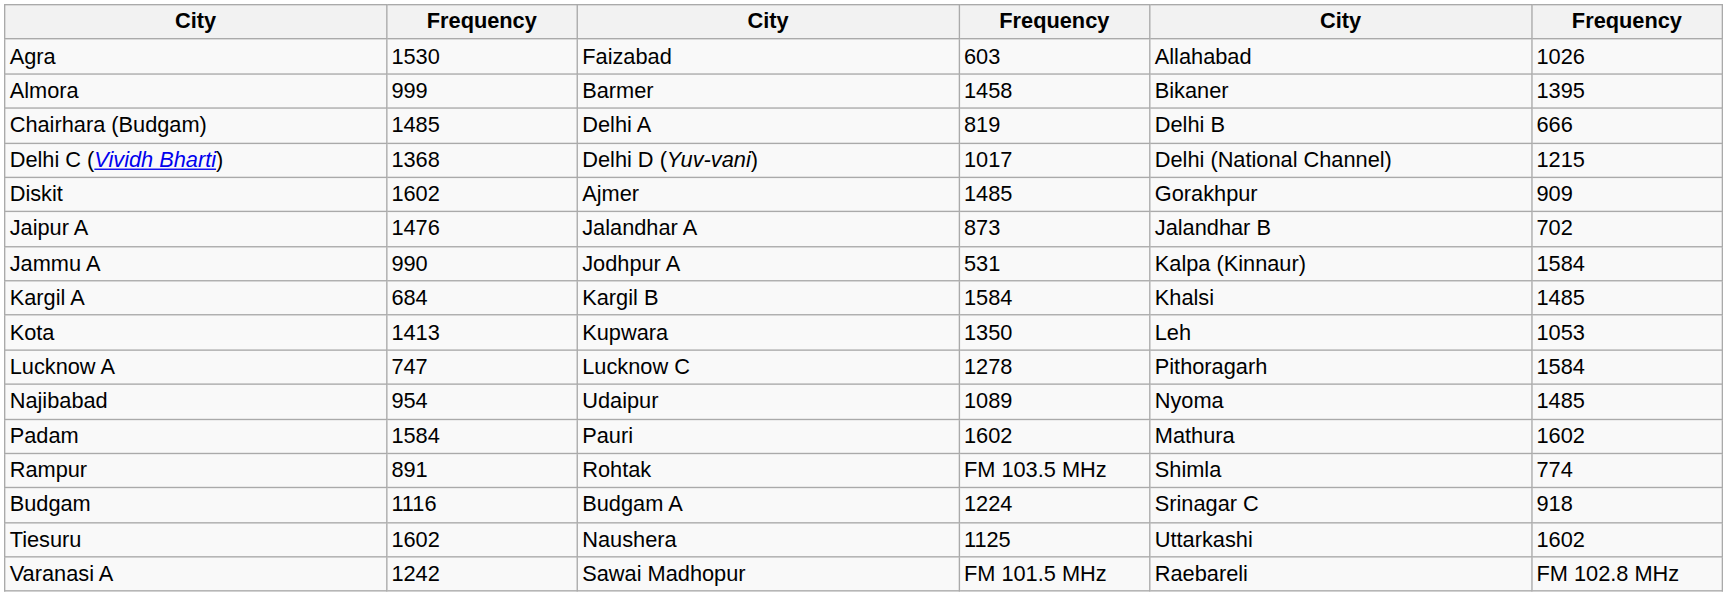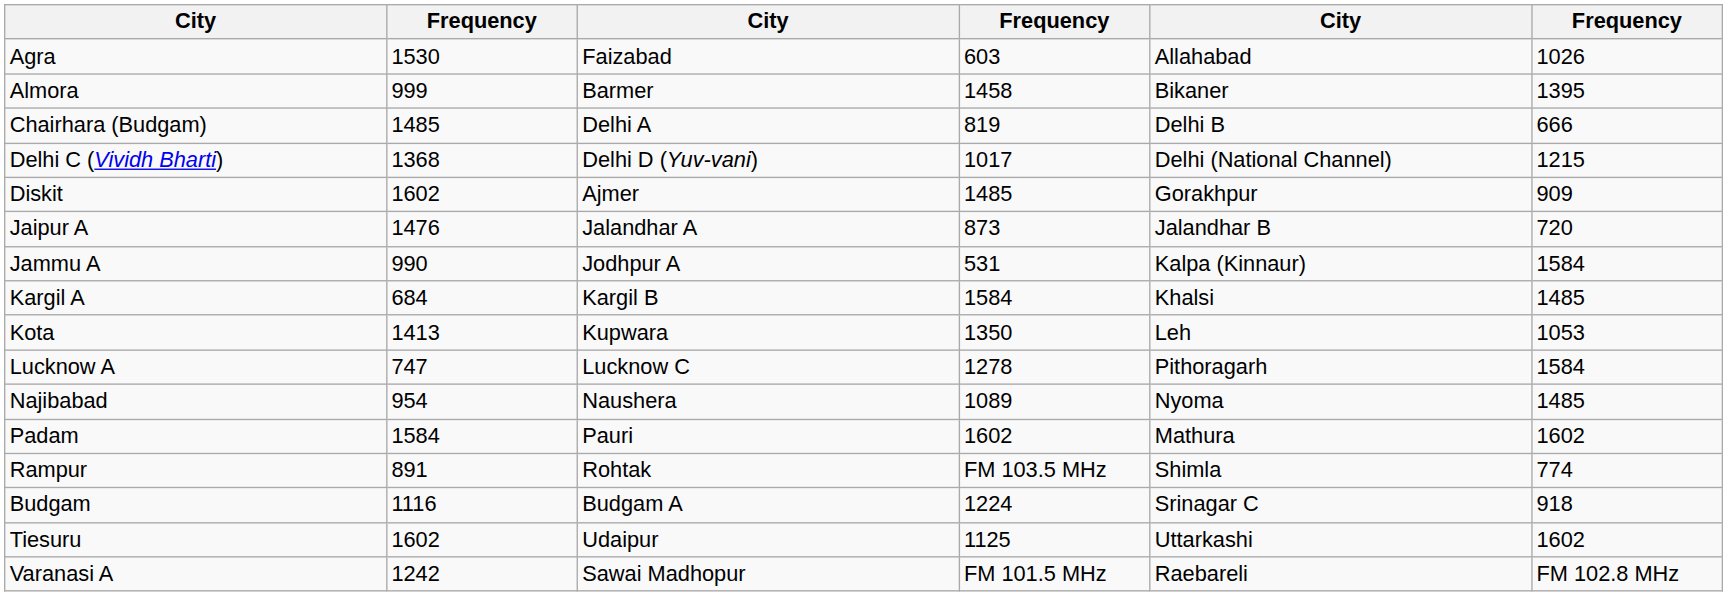(1555, 228) 702 -> (1555, 228) 720
(620, 401) Udaipur -> (629, 401) Naushera
(629, 539) Naushera -> (620, 539) Udaipur
